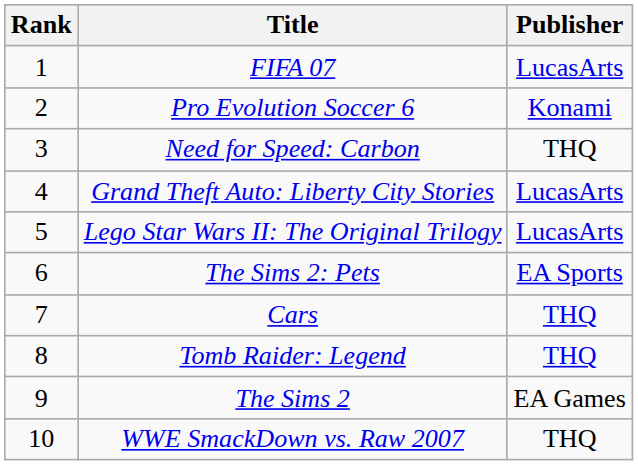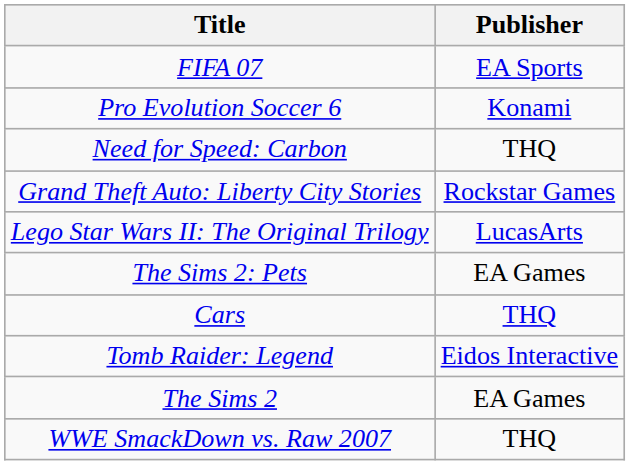- column: (41, 25)
(570, 66) LucasArts -> (529, 66) EA Sports
(570, 190) LucasArts -> (529, 190) Rockstar Games
(570, 273) EA Sports -> (529, 273) EA Games
(570, 356) THQ -> (529, 356) Eidos Interactive
